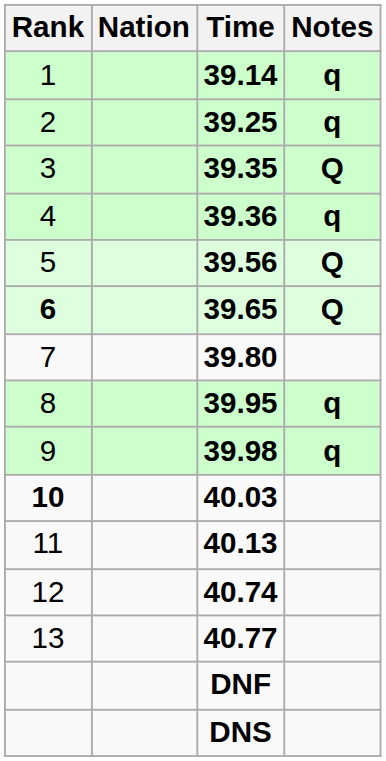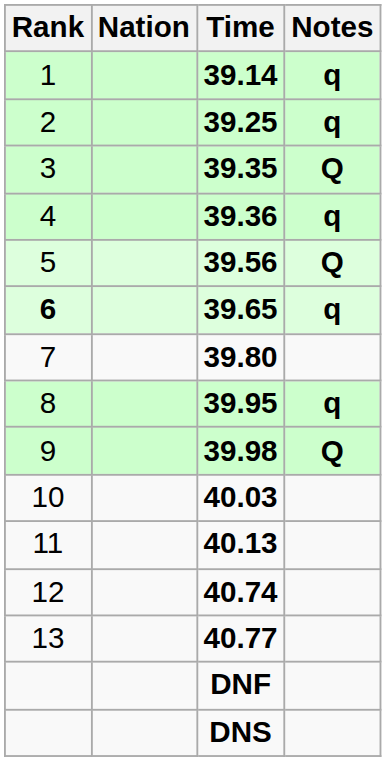(332, 309) Q -> (332, 309) q
(332, 450) q -> (332, 450) Q
(48, 497) bold -> (48, 497) normal
